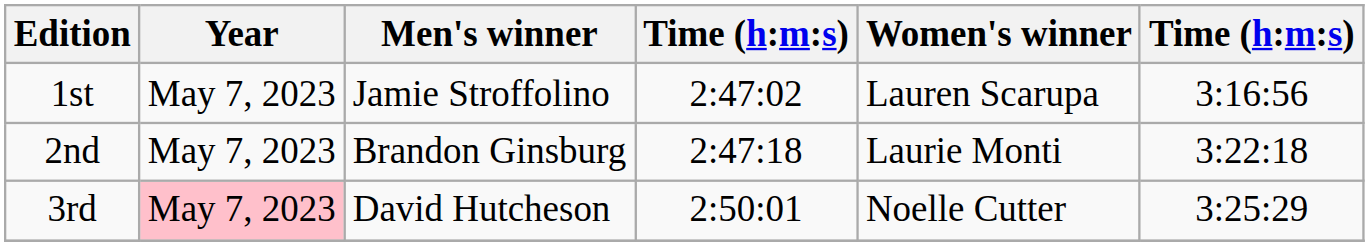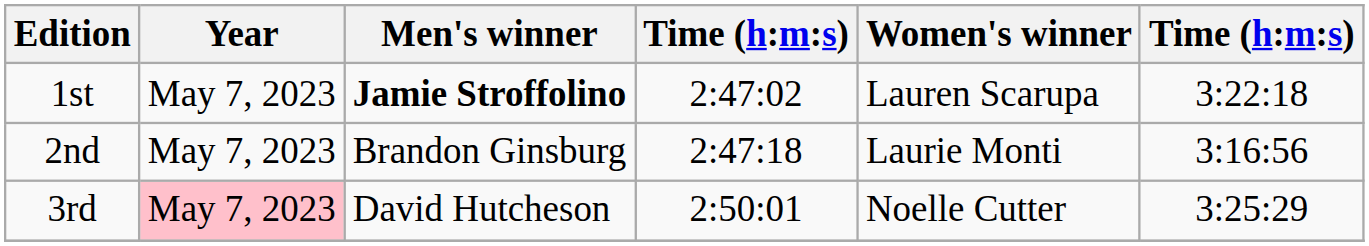(481, 92) normal -> (489, 92) bold
(1252, 92) 3:16:56 -> (1252, 92) 3:22:18
(1252, 151) 3:22:18 -> (1252, 151) 3:16:56
